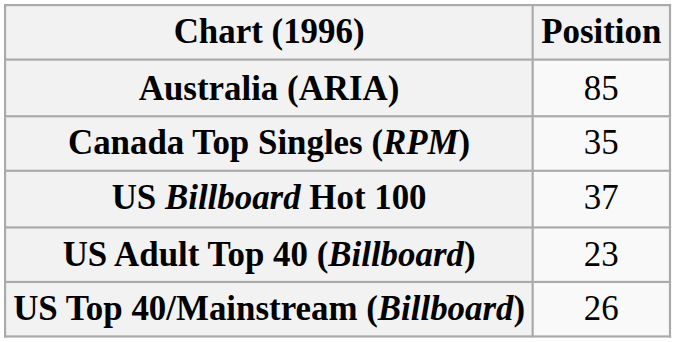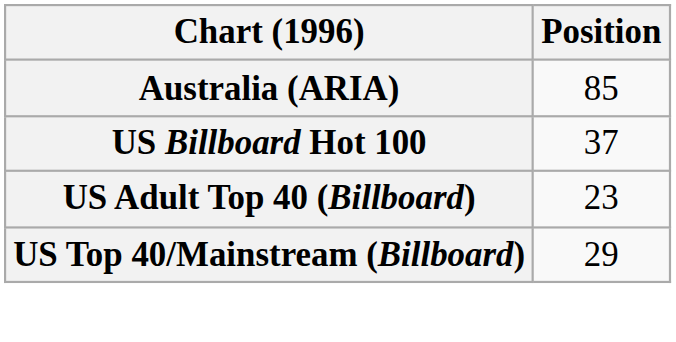- row: (269, 142)
(601, 308) 26 -> (601, 253) 29
